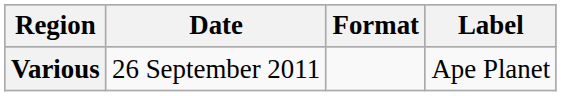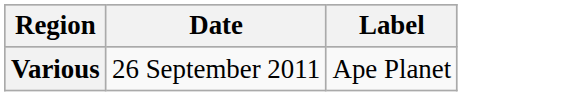- column: (376, 25)
